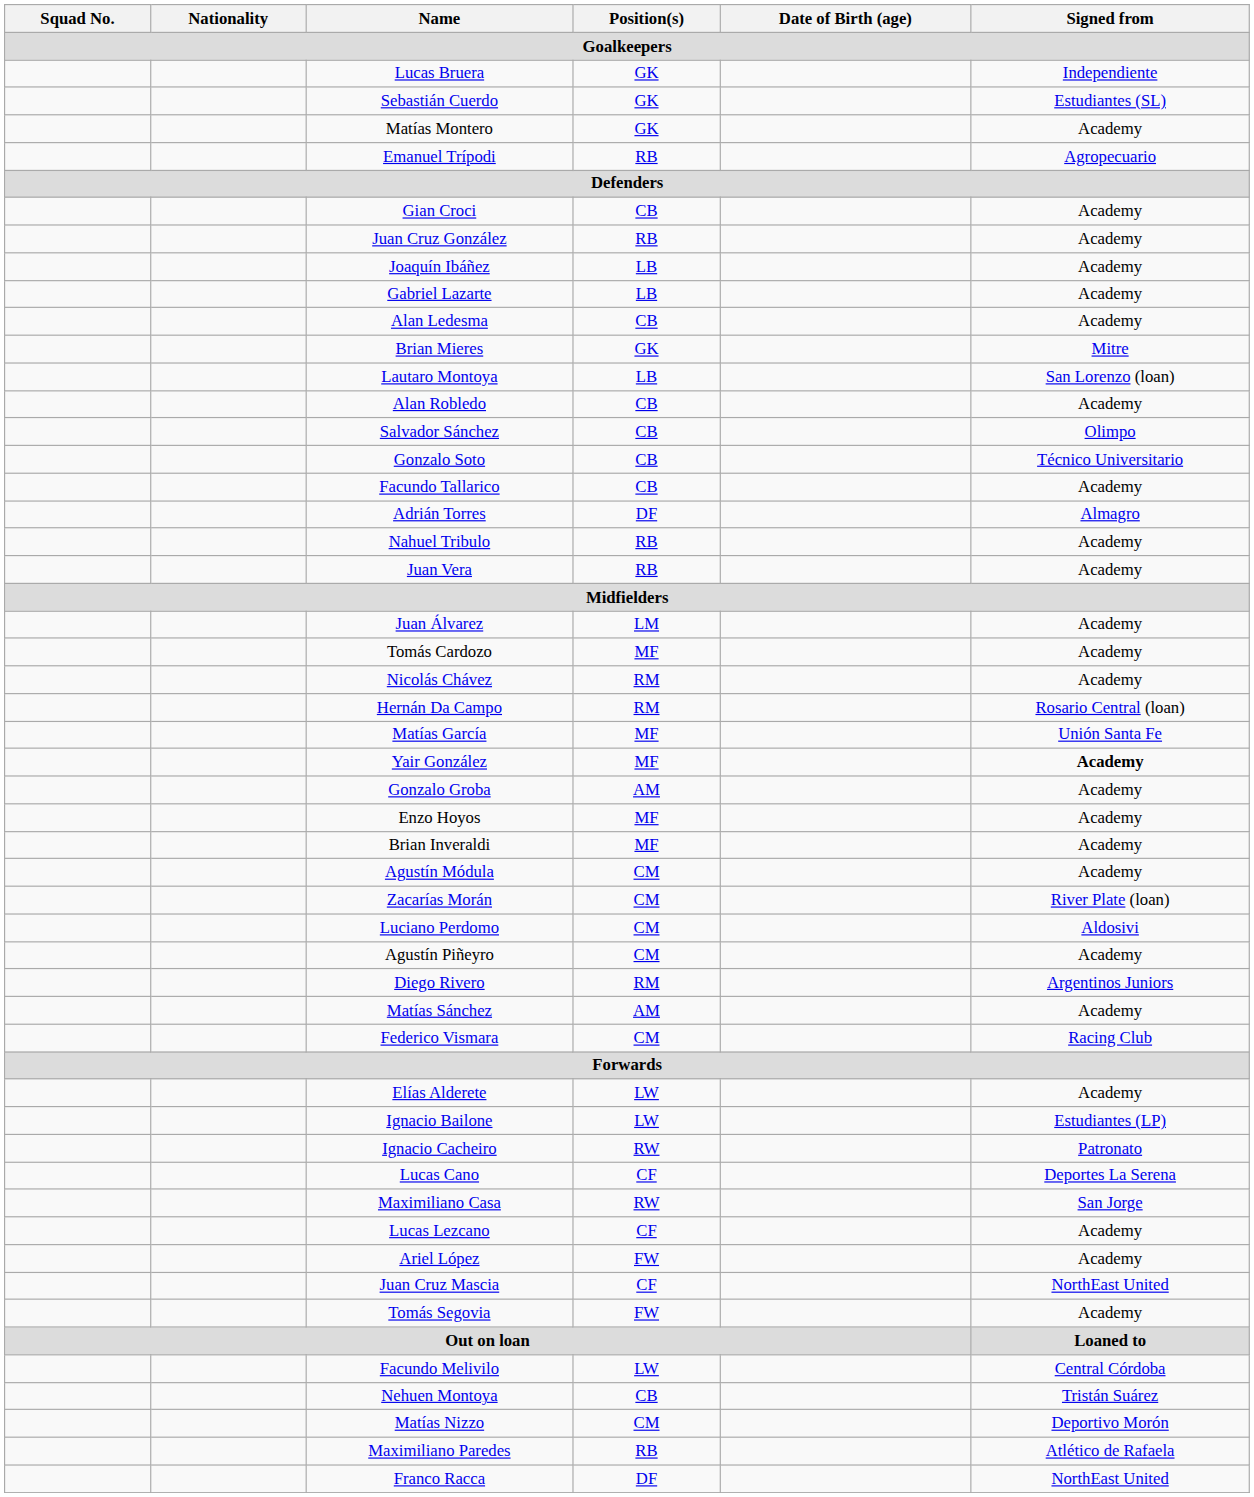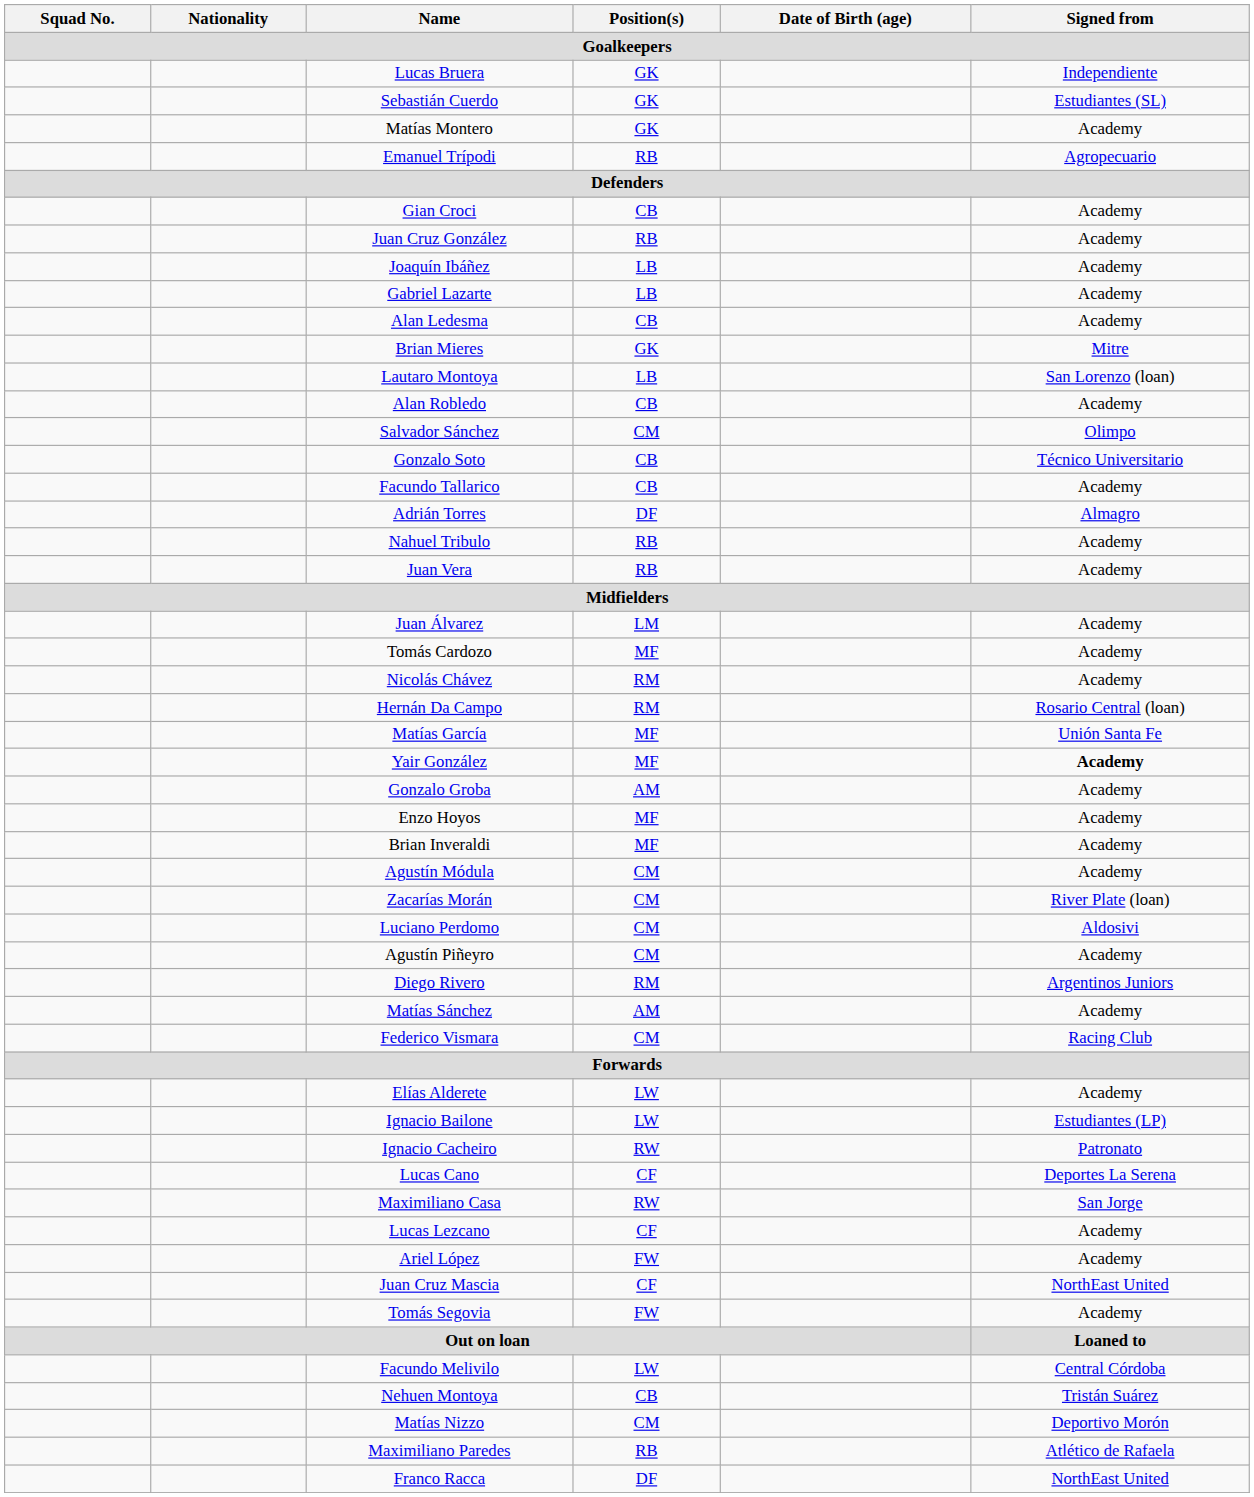(647, 431) CB -> (647, 431) CM
